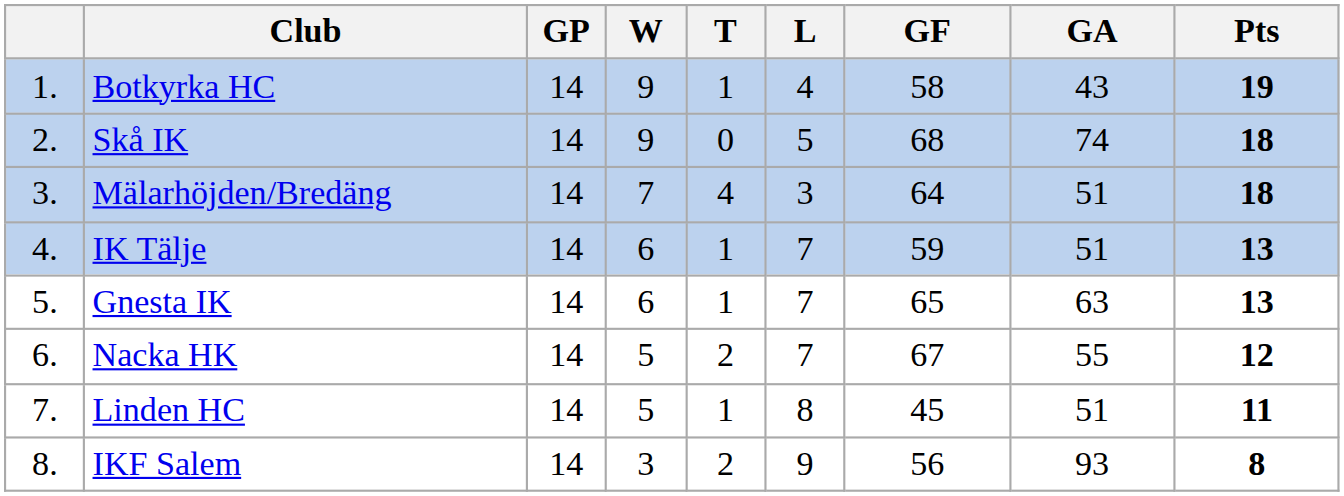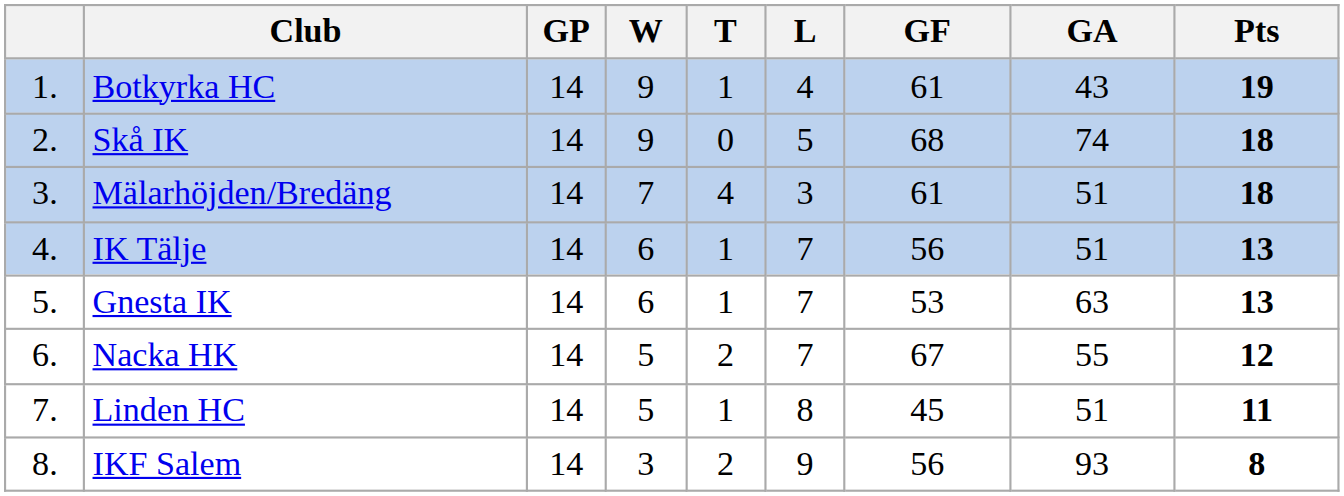(927, 85) 58 -> (927, 85) 61
(927, 193) 64 -> (927, 193) 61
(927, 247) 59 -> (927, 247) 56
(927, 301) 65 -> (927, 301) 53
